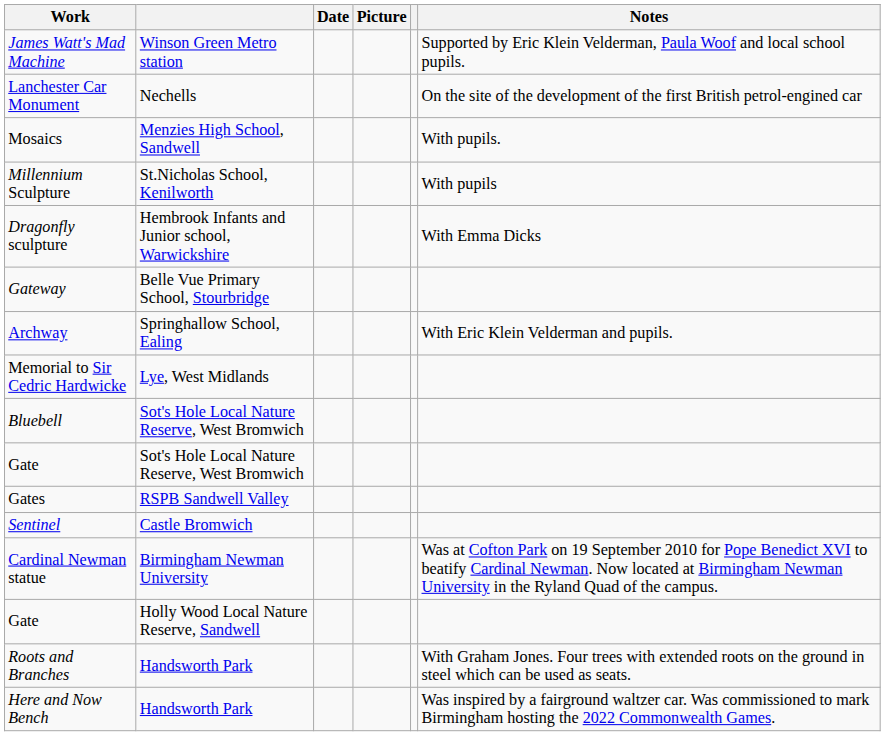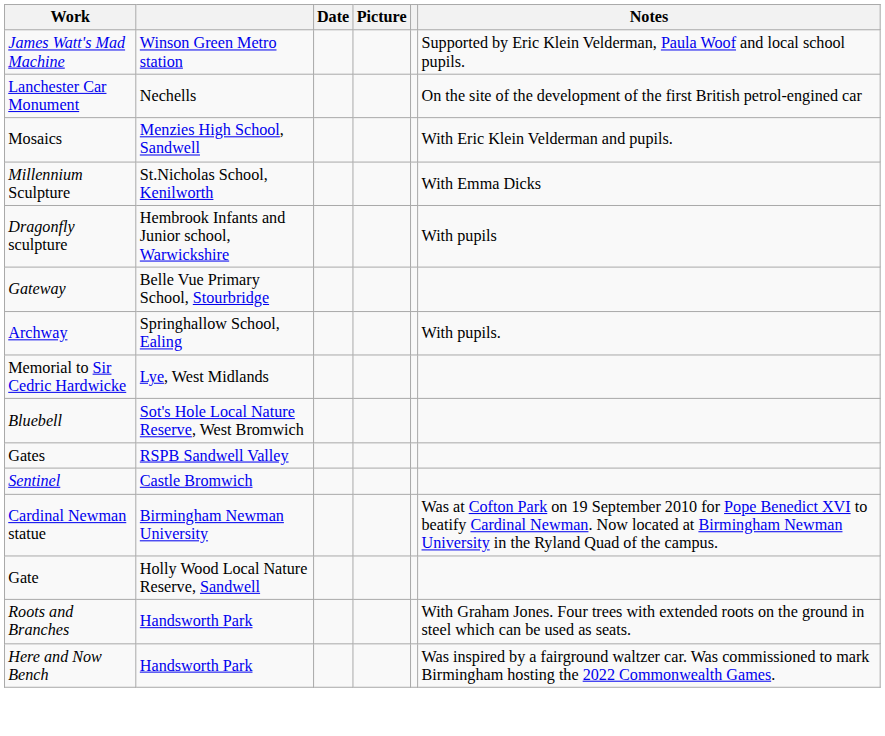(461, 139) With pupils. -> (547, 139) With Eric Klein Velderman and pupils.
(459, 183) With pupils -> (481, 183) With Emma Dicks
(481, 236) With Emma Dicks -> (459, 236) With pupils
(547, 333) With Eric Klein Velderman and pupils. -> (461, 333) With pupils.
- row: (23, 464)
